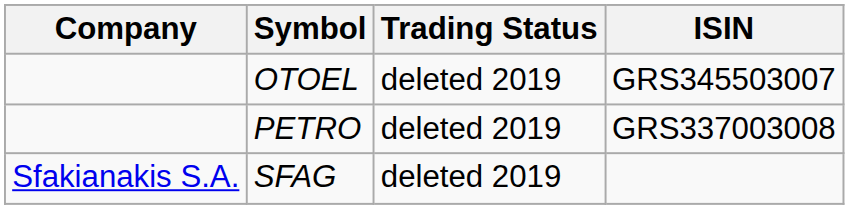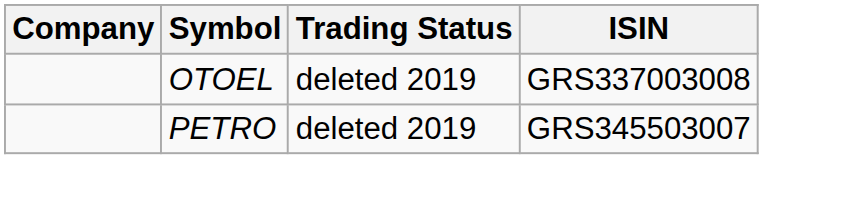(724, 78) GRS345503007 -> (639, 78) GRS337003008
(724, 128) GRS337003008 -> (639, 128) GRS345503007
- row: (295, 177)
